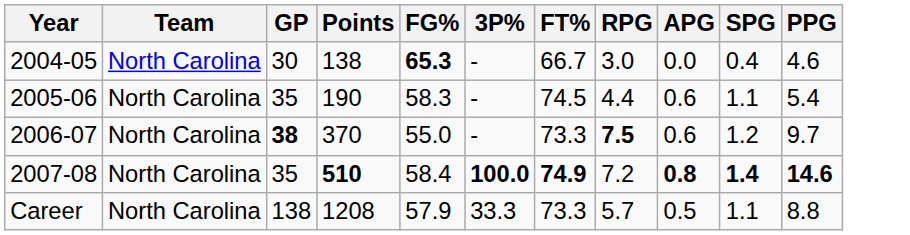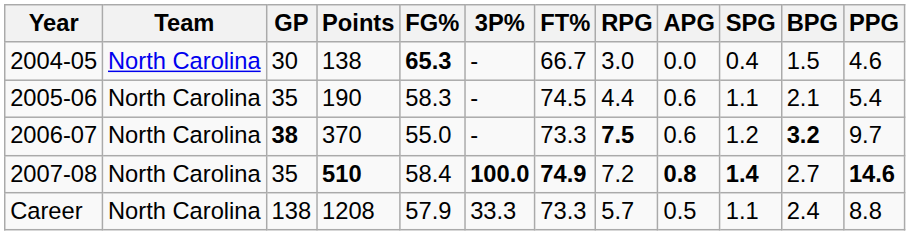+ column: (812, 23)
